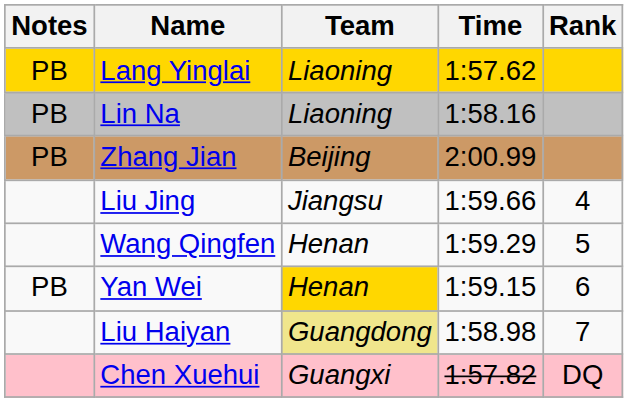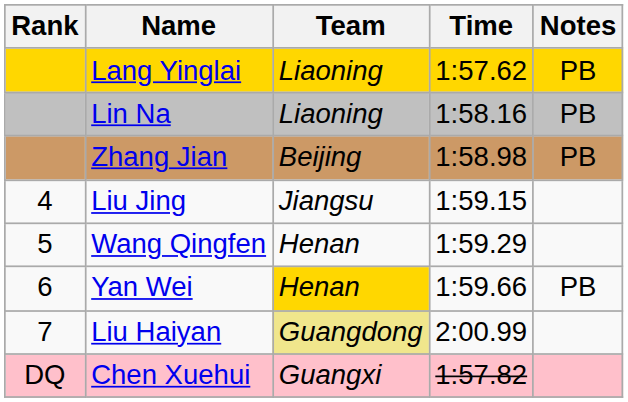columns swapped: (583, 26) <-> (49, 26)
(490, 157) 2:00.99 -> (481, 157) 1:58.98
(490, 200) 1:59.66 -> (481, 200) 1:59.15
(490, 288) 1:59.15 -> (481, 288) 1:59.66
(490, 331) 1:58.98 -> (481, 331) 2:00.99
